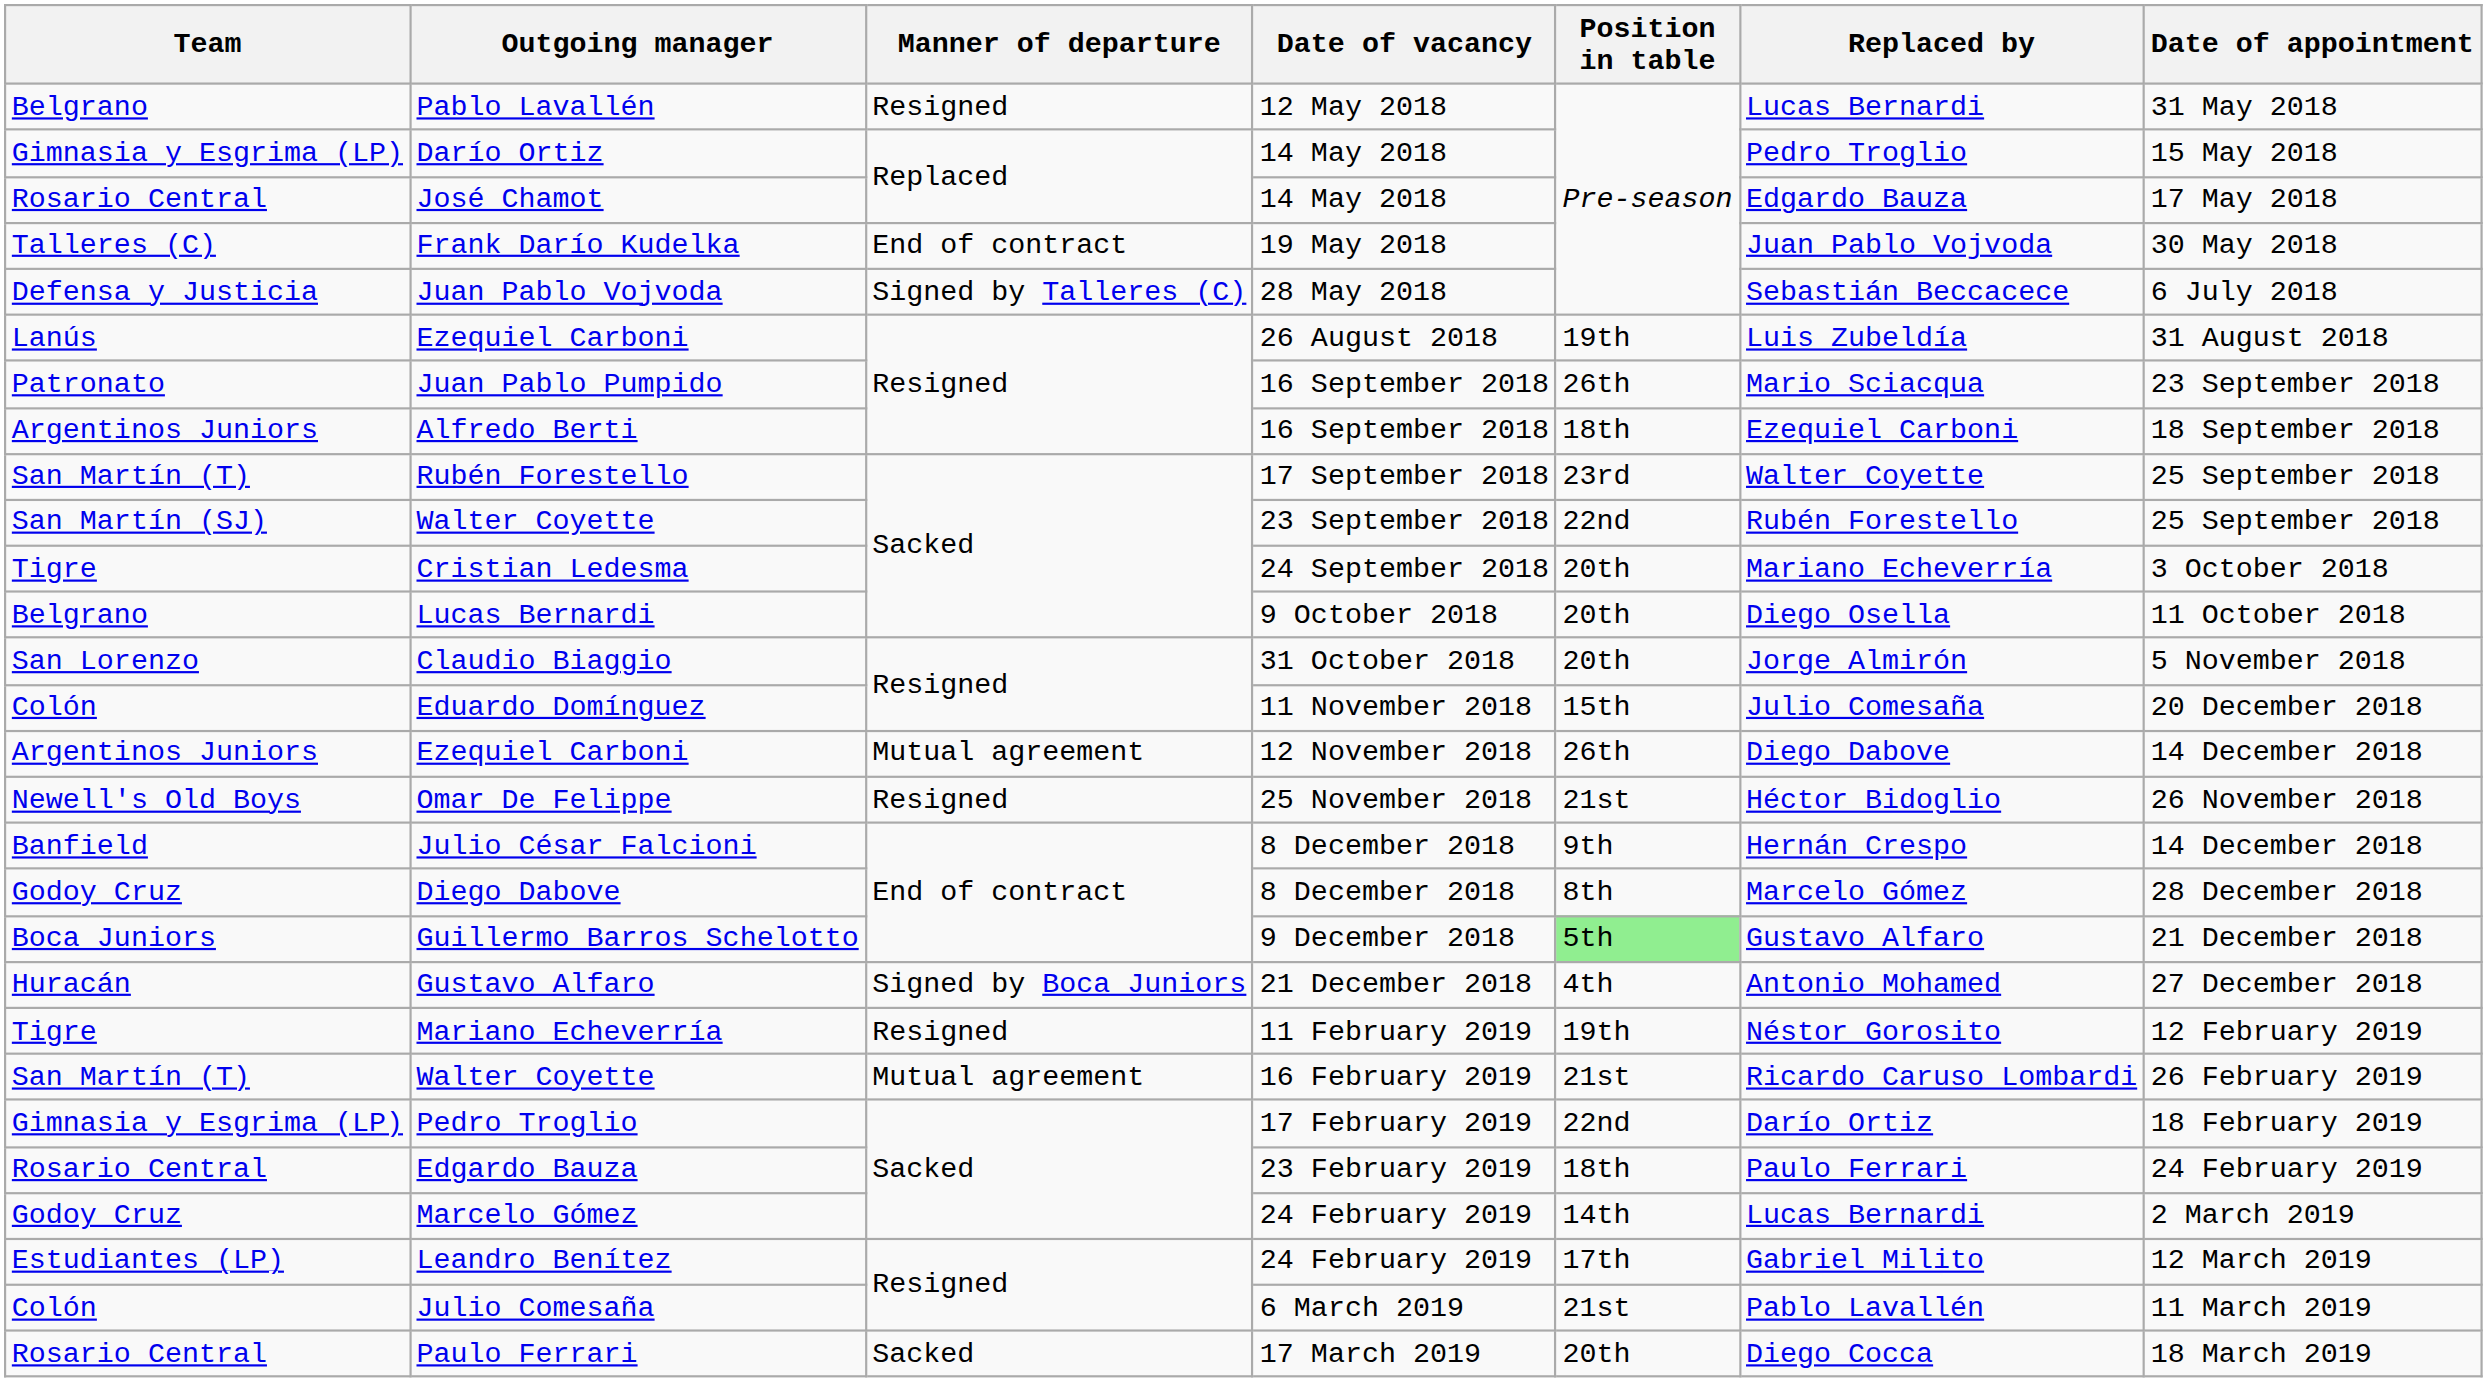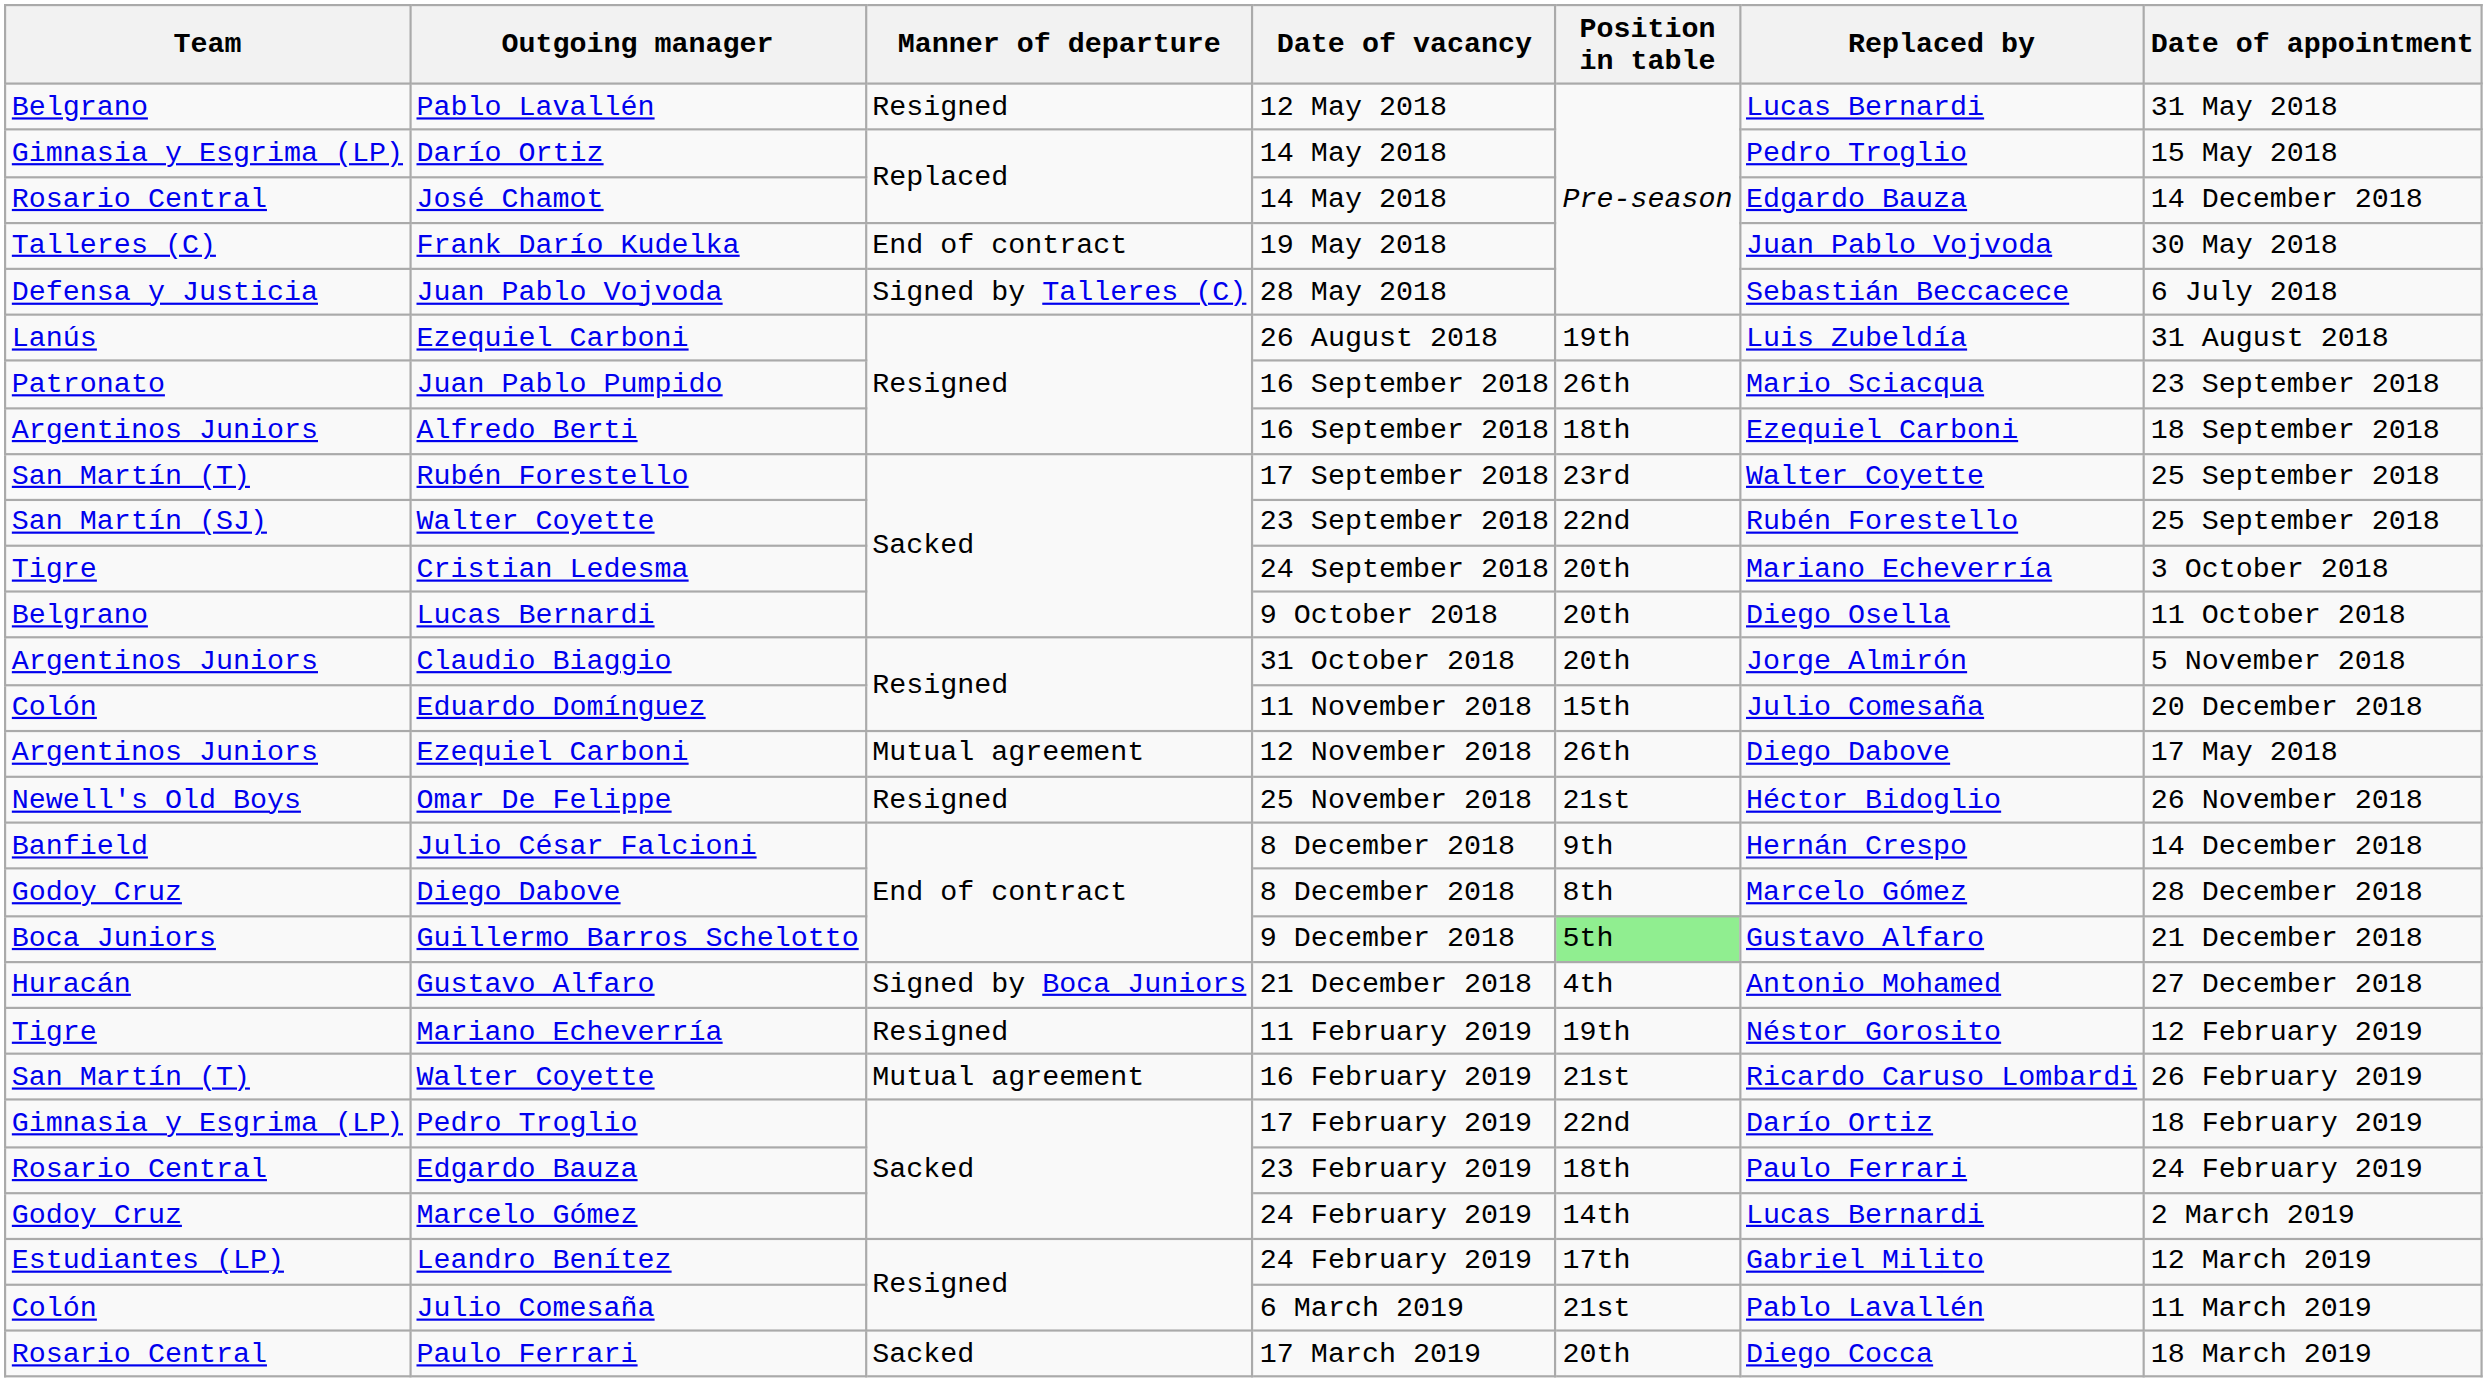(2244, 199) 17 May 2018 -> (2287, 199) 14 December 2018
(105, 661) San Lorenzo -> (165, 661) Argentinos Juniors
(2287, 754) 14 December 2018 -> (2244, 754) 17 May 2018
